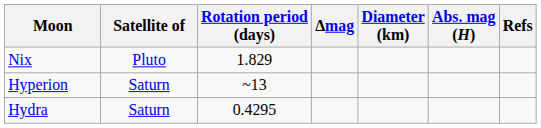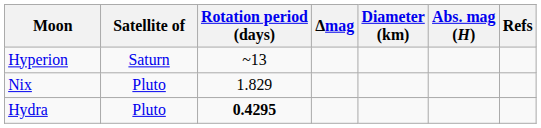rows swapped: (38, 85) <-> (20, 60)
(149, 110) Saturn -> (149, 110) Pluto
(254, 110) normal -> (254, 110) bold
